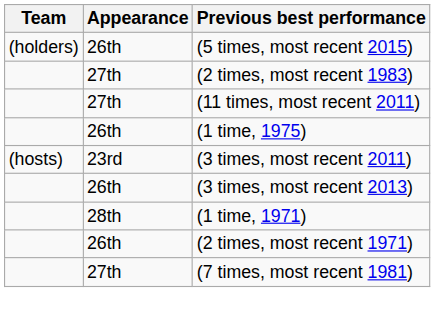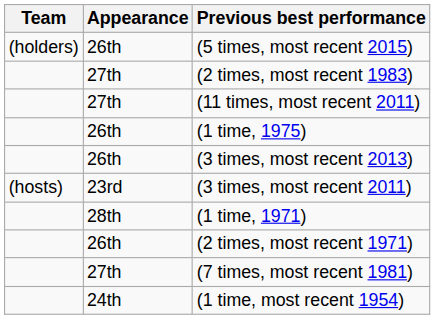rows swapped: (305, 187) <-> (304, 159)
+ row: (300, 300)
